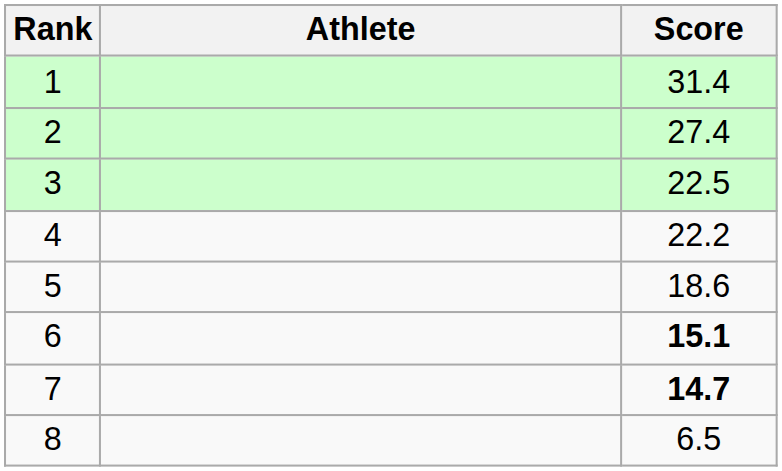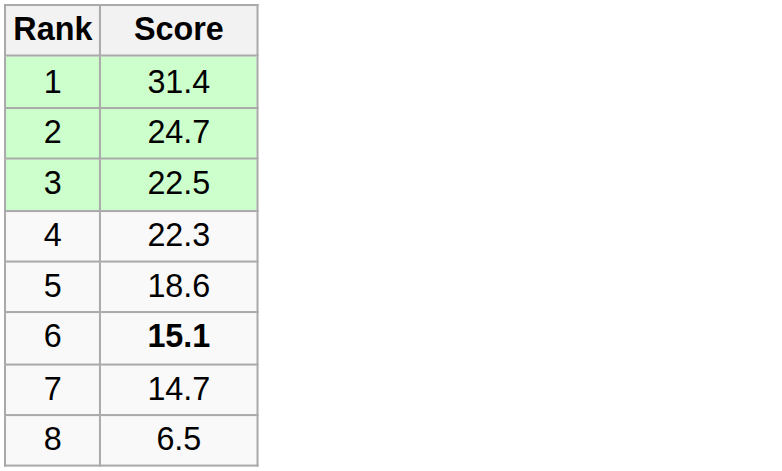- column: (361, 30)
(699, 132) 27.4 -> (179, 132) 24.7
(699, 235) 22.2 -> (179, 235) 22.3
(699, 388) bold -> (179, 388) normal
